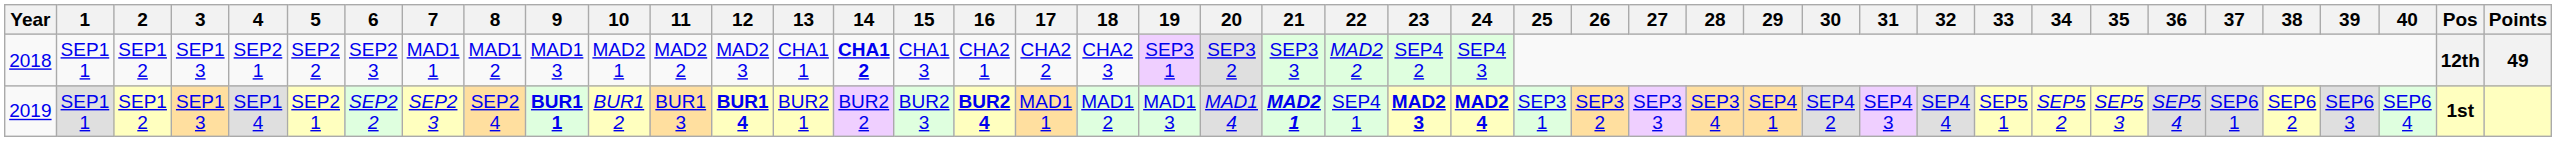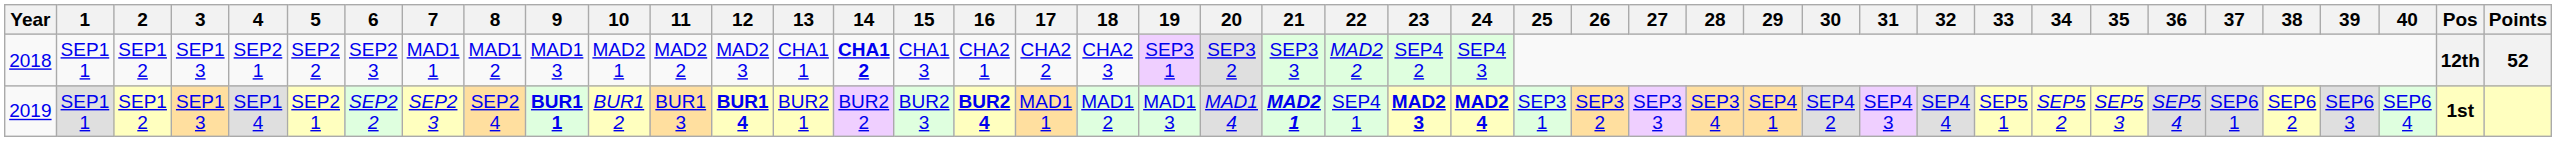(2518, 60) 49 -> (2518, 60) 52
